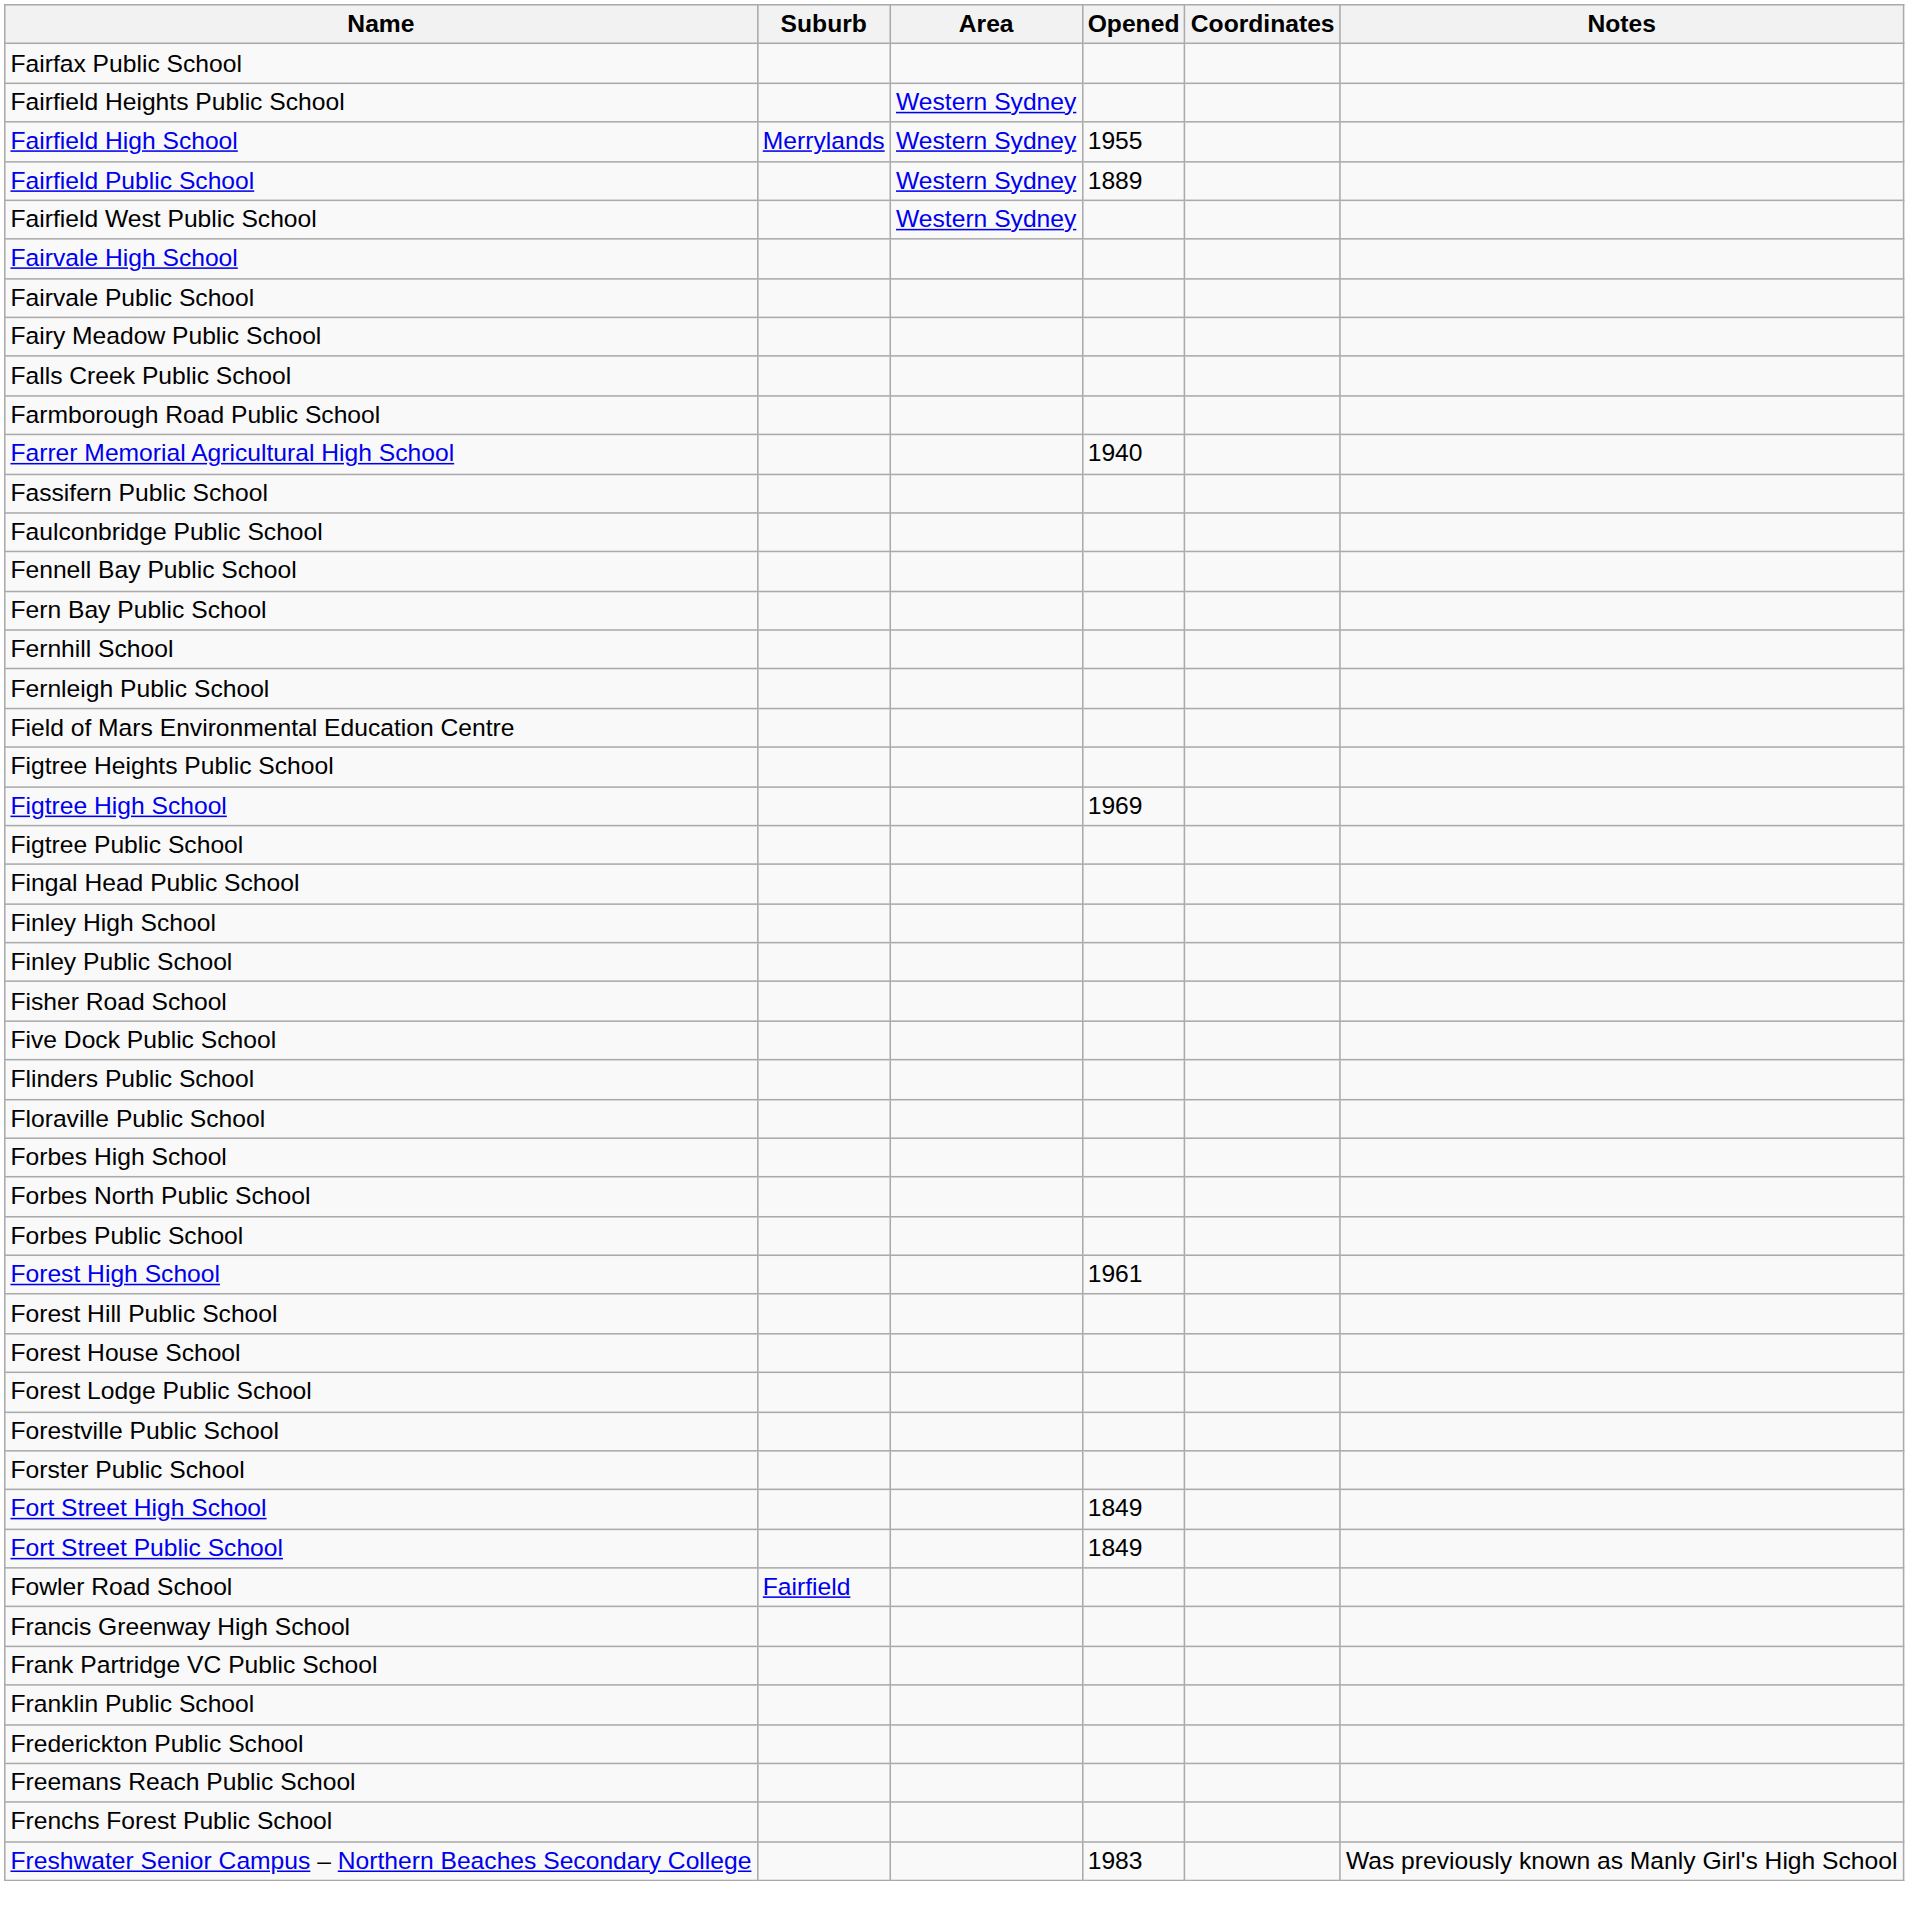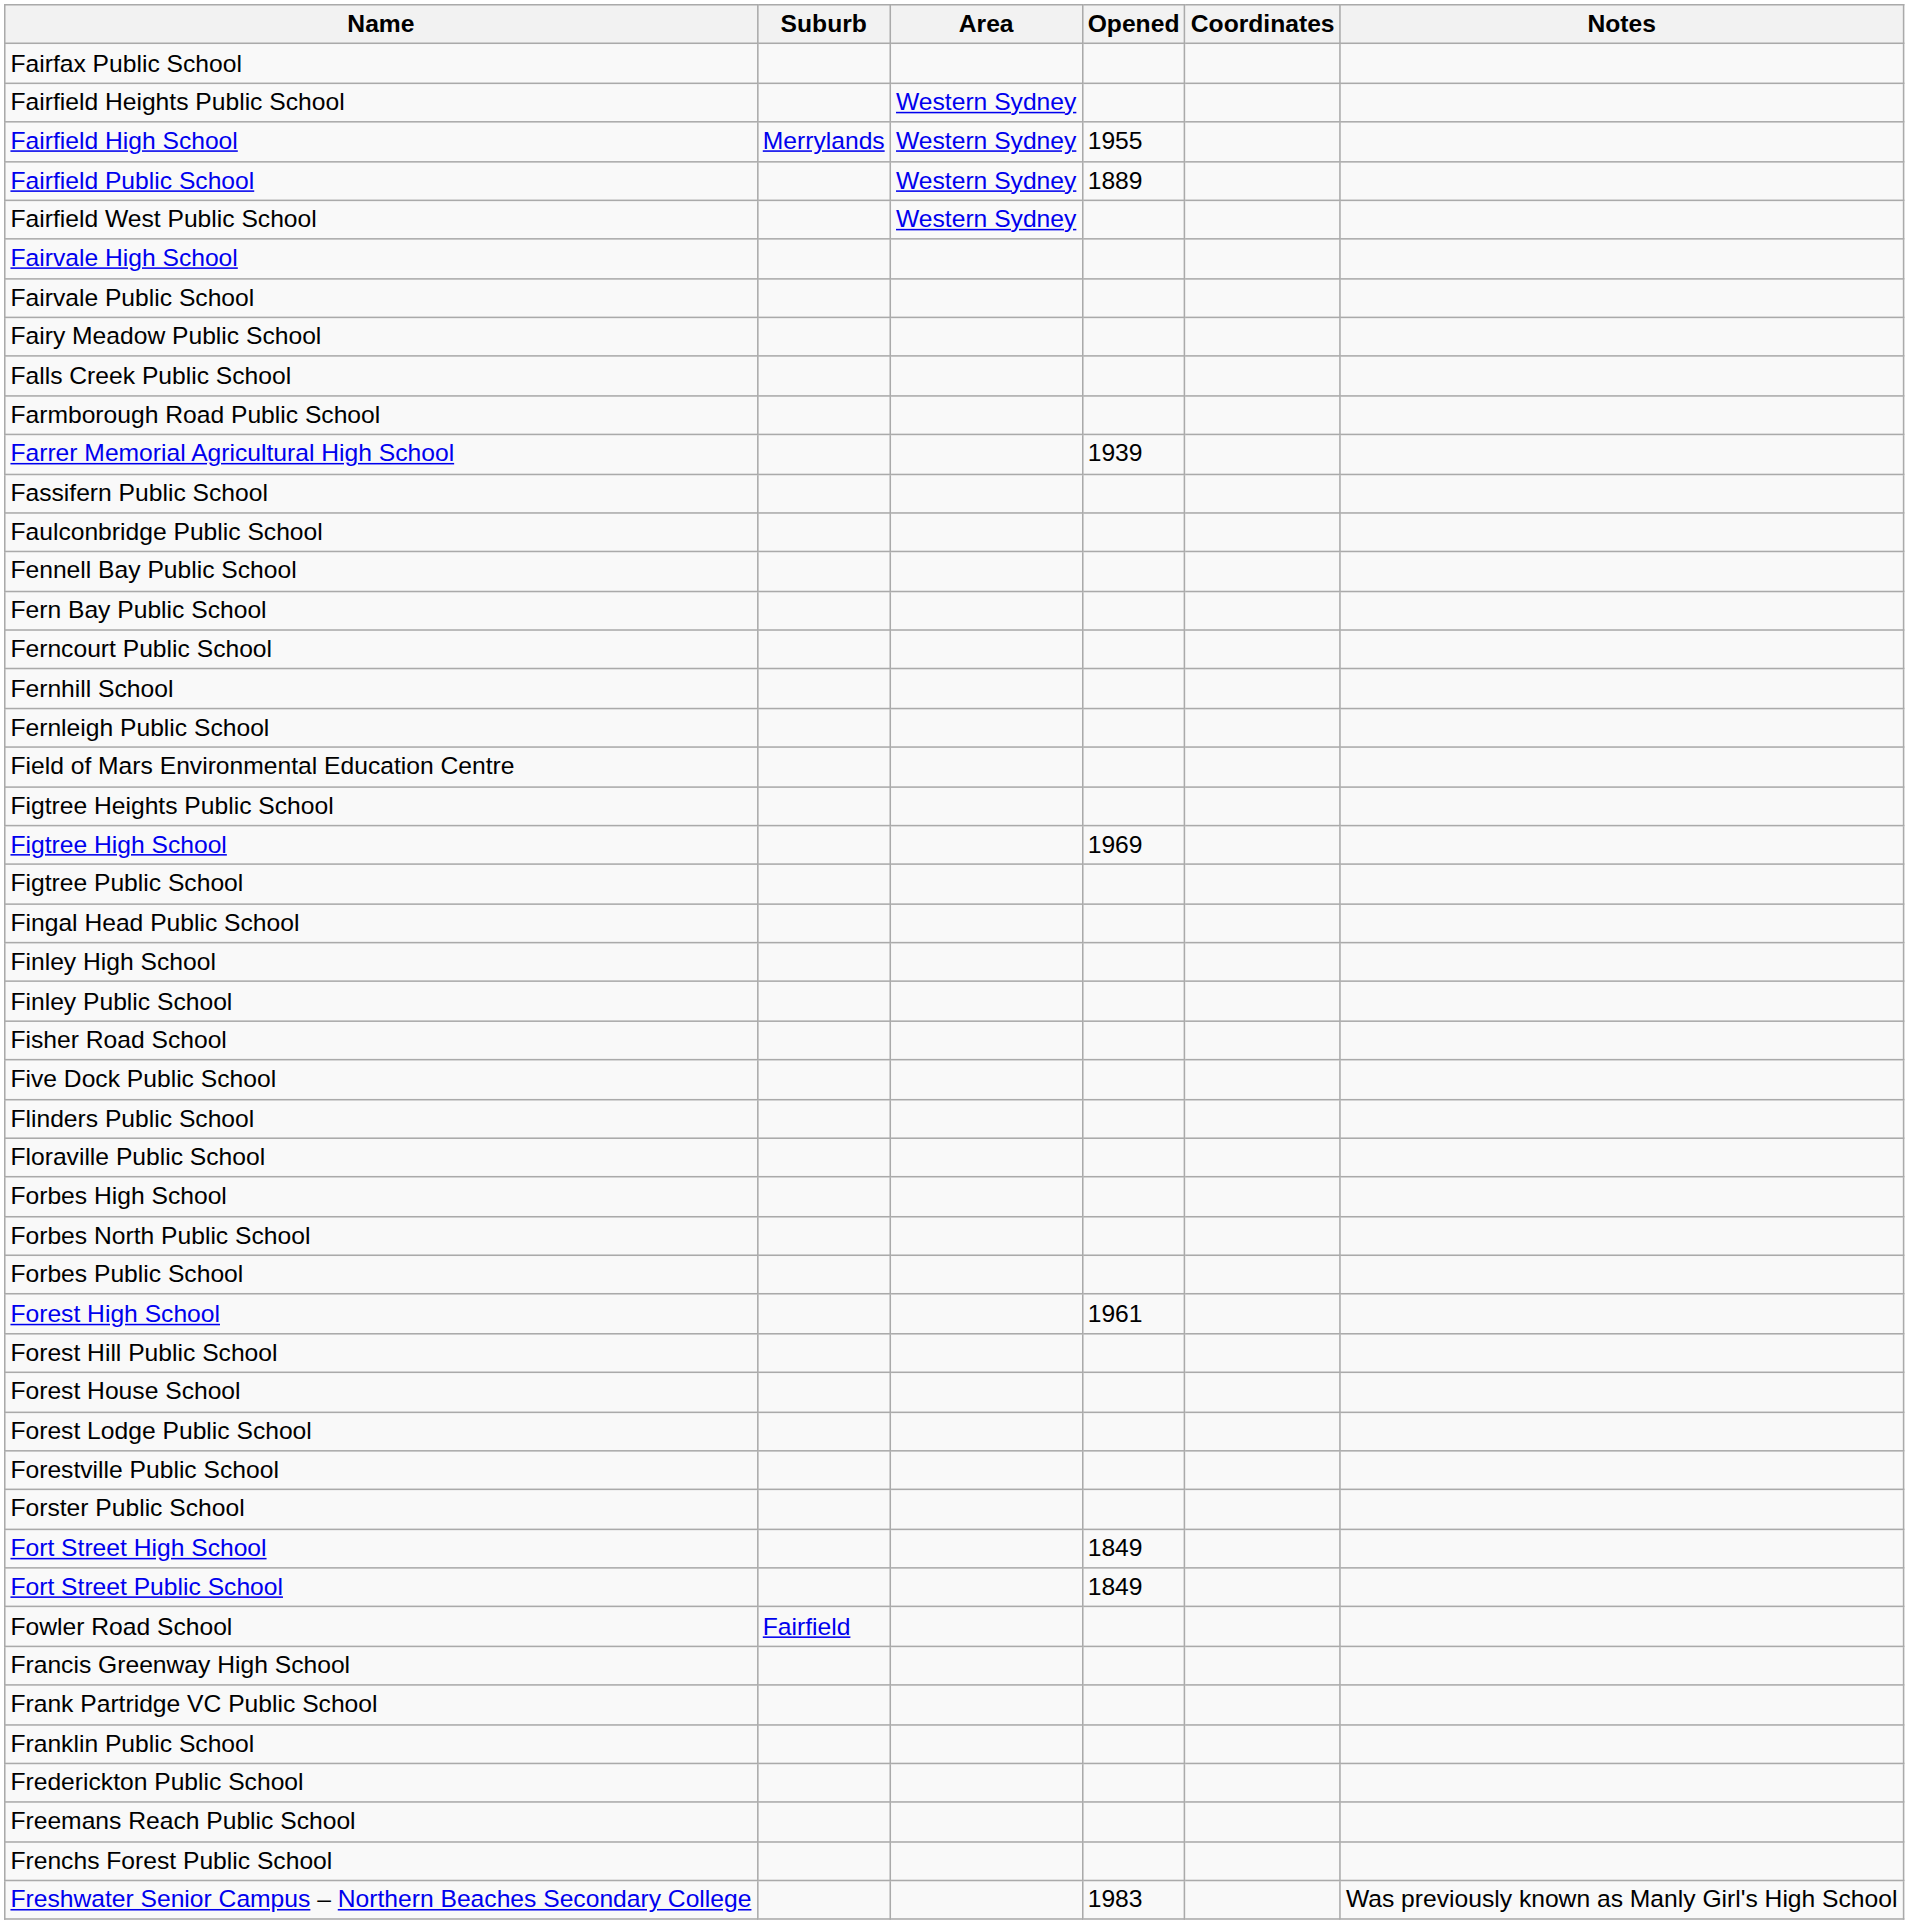(1115, 453) 1940 -> (1115, 453) 1939
+ row: (141, 649)
